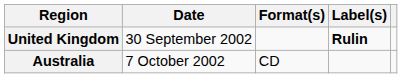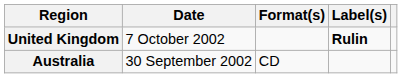(189, 38) 30 September 2002 -> (175, 38) 7 October 2002
(175, 61) 7 October 2002 -> (189, 61) 30 September 2002
